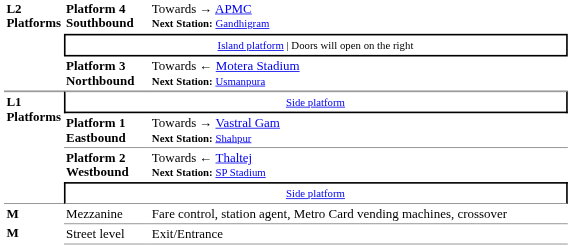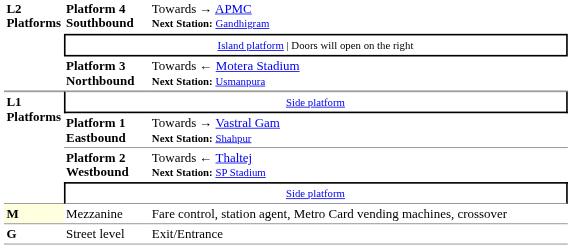(13, 213) no background -> (13, 213) lightyellow background
(13, 233) M -> (11, 233) G
